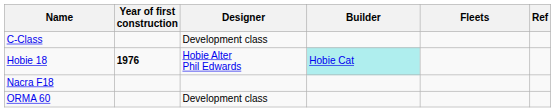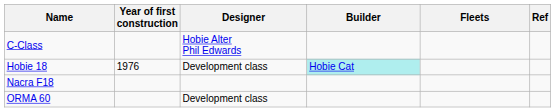(225, 39) Development class -> (212, 45) Hobie Alter Phil Edwards
(128, 61) bold -> (128, 67) normal
(212, 61) Hobie Alter Phil Edwards -> (225, 67) Development class
